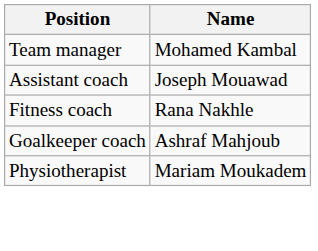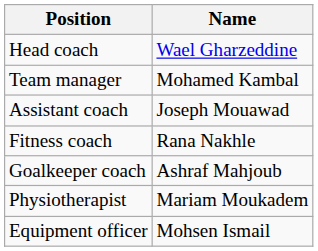+ row: (54, 49)
+ row: (78, 230)
